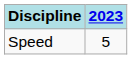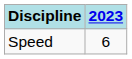(106, 41) 5 -> (106, 41) 6
